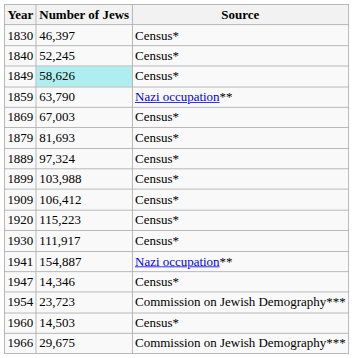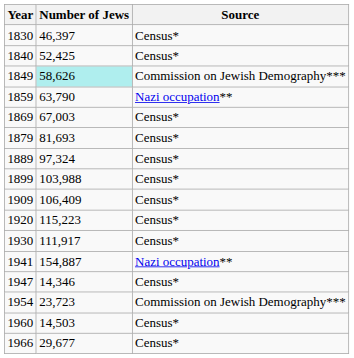(57, 55) 52,245 -> (57, 55) 52,425
(157, 76) Census* -> (240, 76) Commission on Jewish Demography***
(60, 199) 106,412 -> (60, 199) 106,409
(57, 343) 29,675 -> (57, 343) 29,677
(240, 343) Commission on Jewish Demography*** -> (157, 343) Census*
